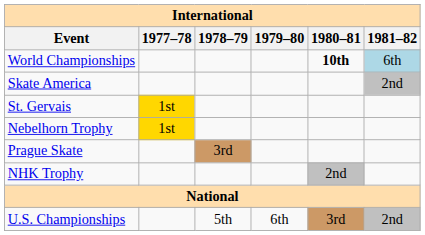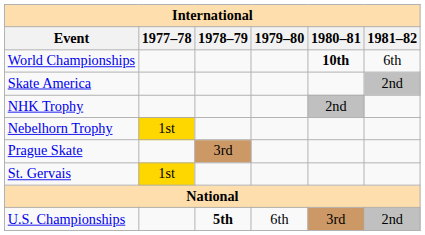(392, 60) lightblue background -> (392, 60) no background
rows swapped: (46, 173) <-> (39, 106)
(223, 219) normal -> (223, 219) bold
